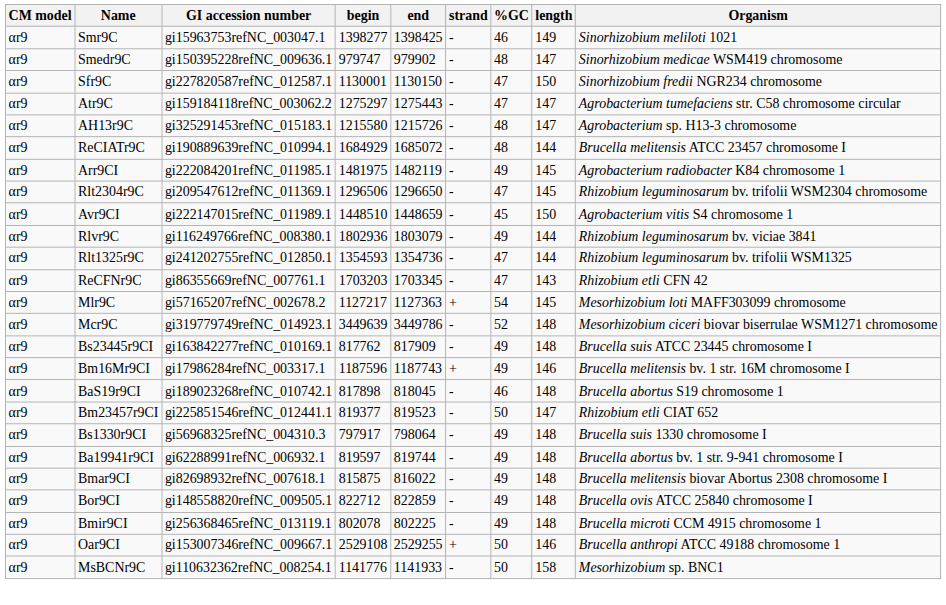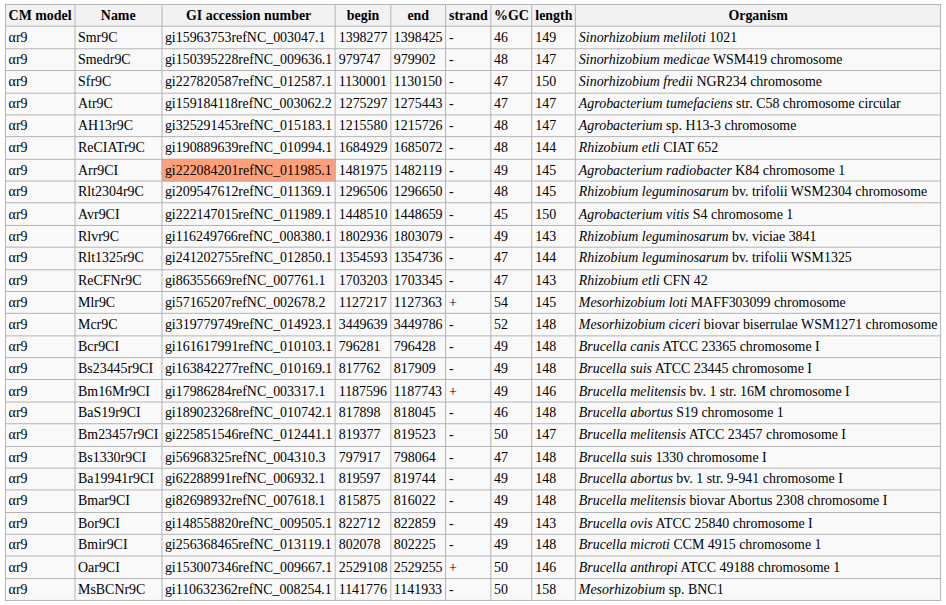(712, 147) Brucella melitensis ATCC 23457 chromosome I -> (649, 147) Rhizobium etli CIAT 652
(248, 170) no background -> (248, 170) lightsalmon background
(501, 192) 47 -> (501, 192) 48
(546, 236) 144 -> (546, 236) 143
+ row: (99, 346)
(649, 412) Rhizobium etli CIAT 652 -> (712, 434) Brucella melitensis ATCC 23457 chromosome I
(501, 434) 49 -> (501, 457) 47
(546, 501) 148 -> (546, 523) 143
